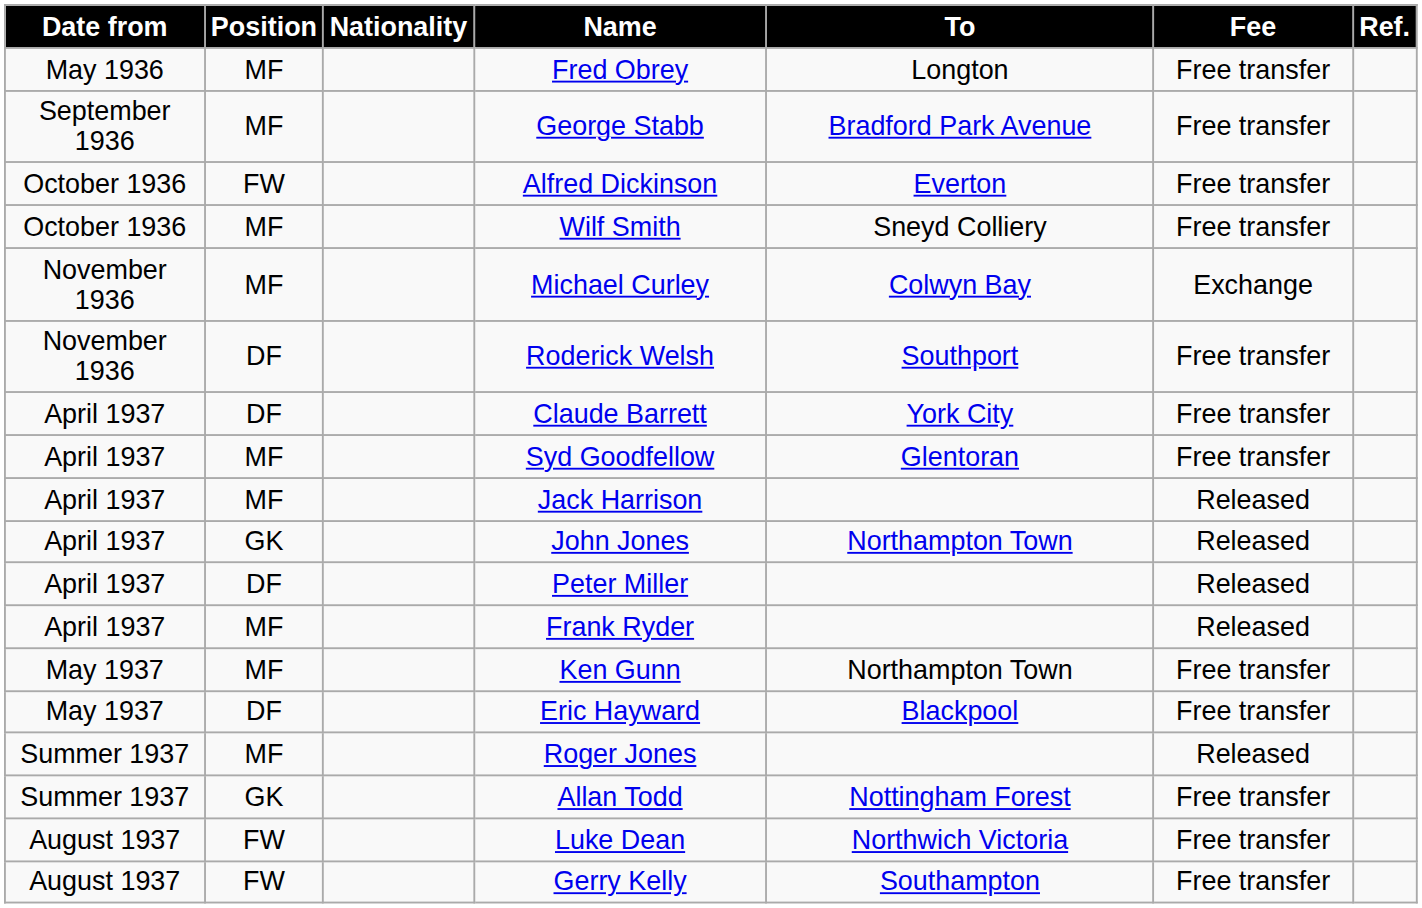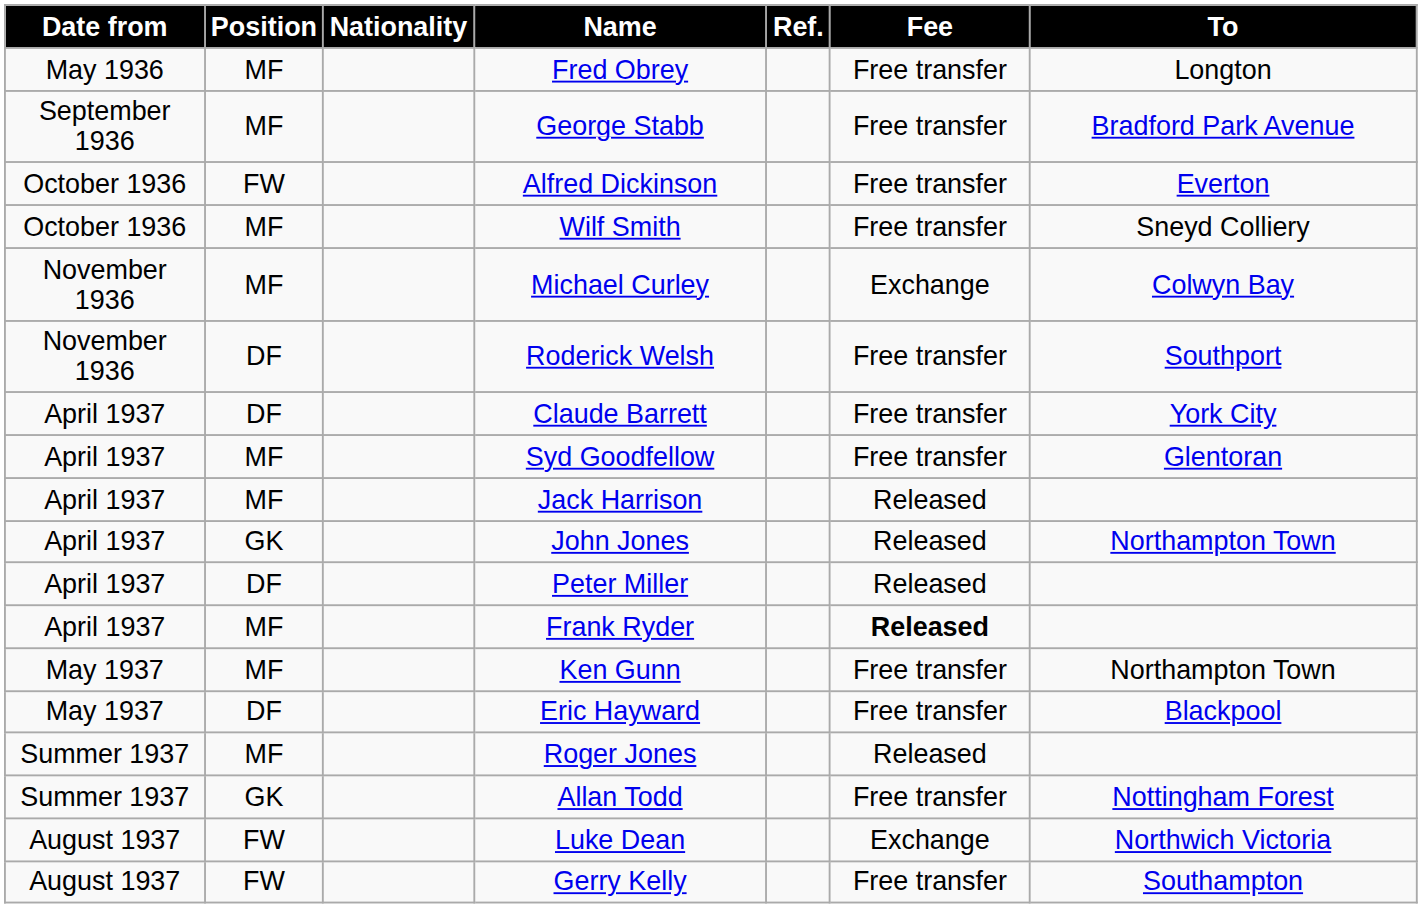columns swapped: (960, 27) <-> (1385, 27)
(1253, 627) normal -> (930, 627) bold
(1253, 840) Free transfer -> (930, 840) Exchange
